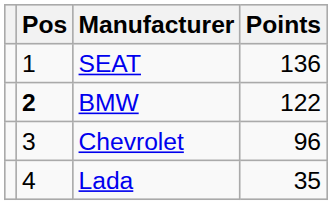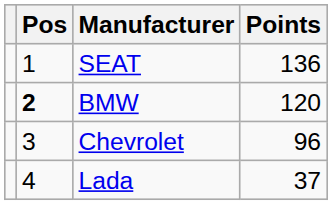(301, 102) 122 -> (301, 102) 120
(307, 180) 35 -> (307, 180) 37
